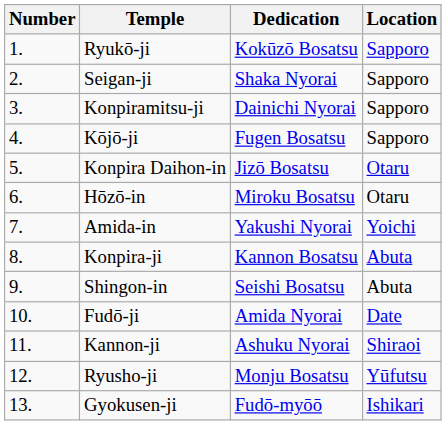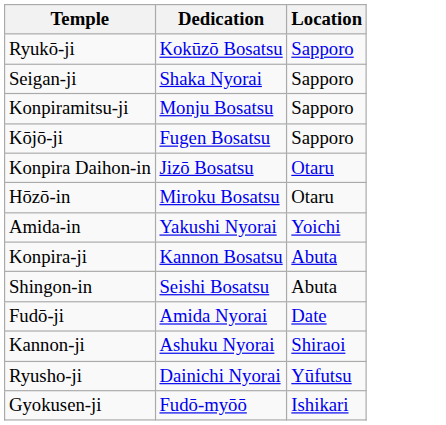- column: (42, 19)
(295, 108) Dainichi Nyorai -> (216, 108) Monju Bosatsu
(292, 375) Monju Bosatsu -> (220, 375) Dainichi Nyorai
